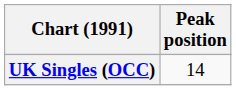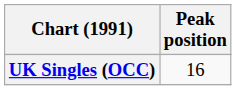(195, 69) 14 -> (195, 69) 16
